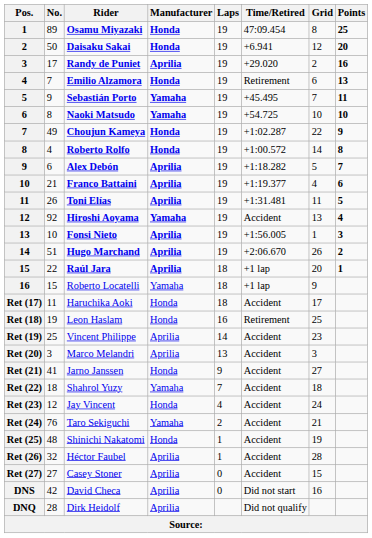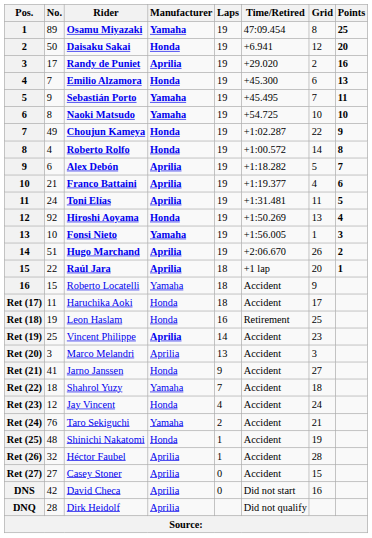(165, 30) Honda -> (168, 30) Yamaha
(267, 81) Retirement -> (261, 81) +45.300
(52, 200) 26 -> (52, 200) 24
(168, 217) Yamaha -> (165, 217) Honda
(262, 217) Accident -> (265, 217) +1:50.269
(166, 234) Aprilia -> (168, 234) Yamaha
(257, 285) +1 lap -> (262, 285) Accident
(165, 337) normal -> (166, 337) bold
